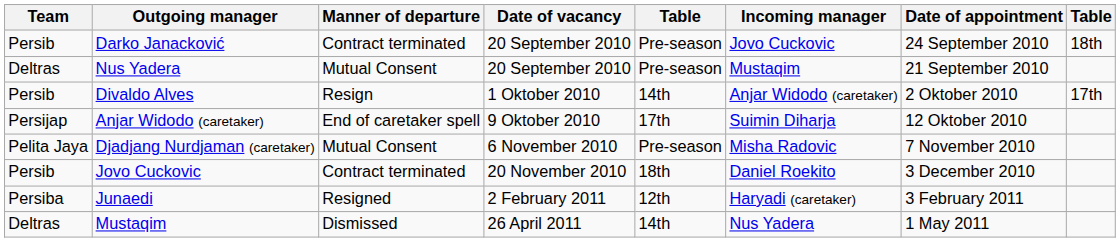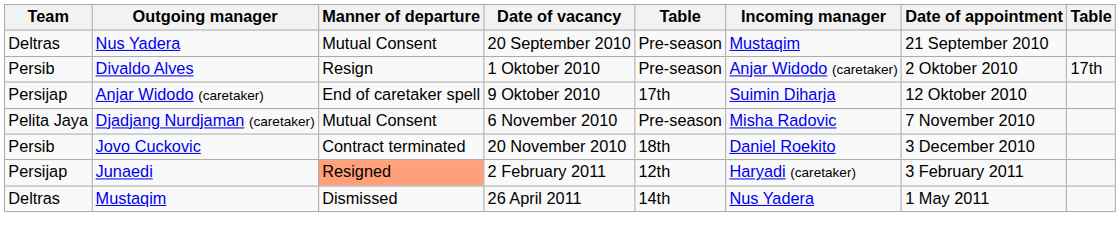- row: (160, 43)
(654, 95) 14th -> (680, 69) Pre-season
(36, 198) Persiba -> (38, 172) Persijap
(357, 198) no background -> (357, 172) lightsalmon background
